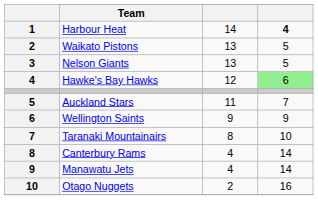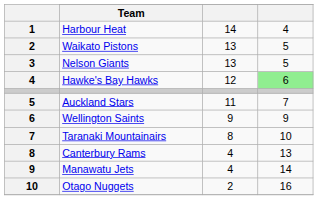(286, 30) bold -> (286, 30) normal
(286, 153) 14 -> (286, 153) 13
